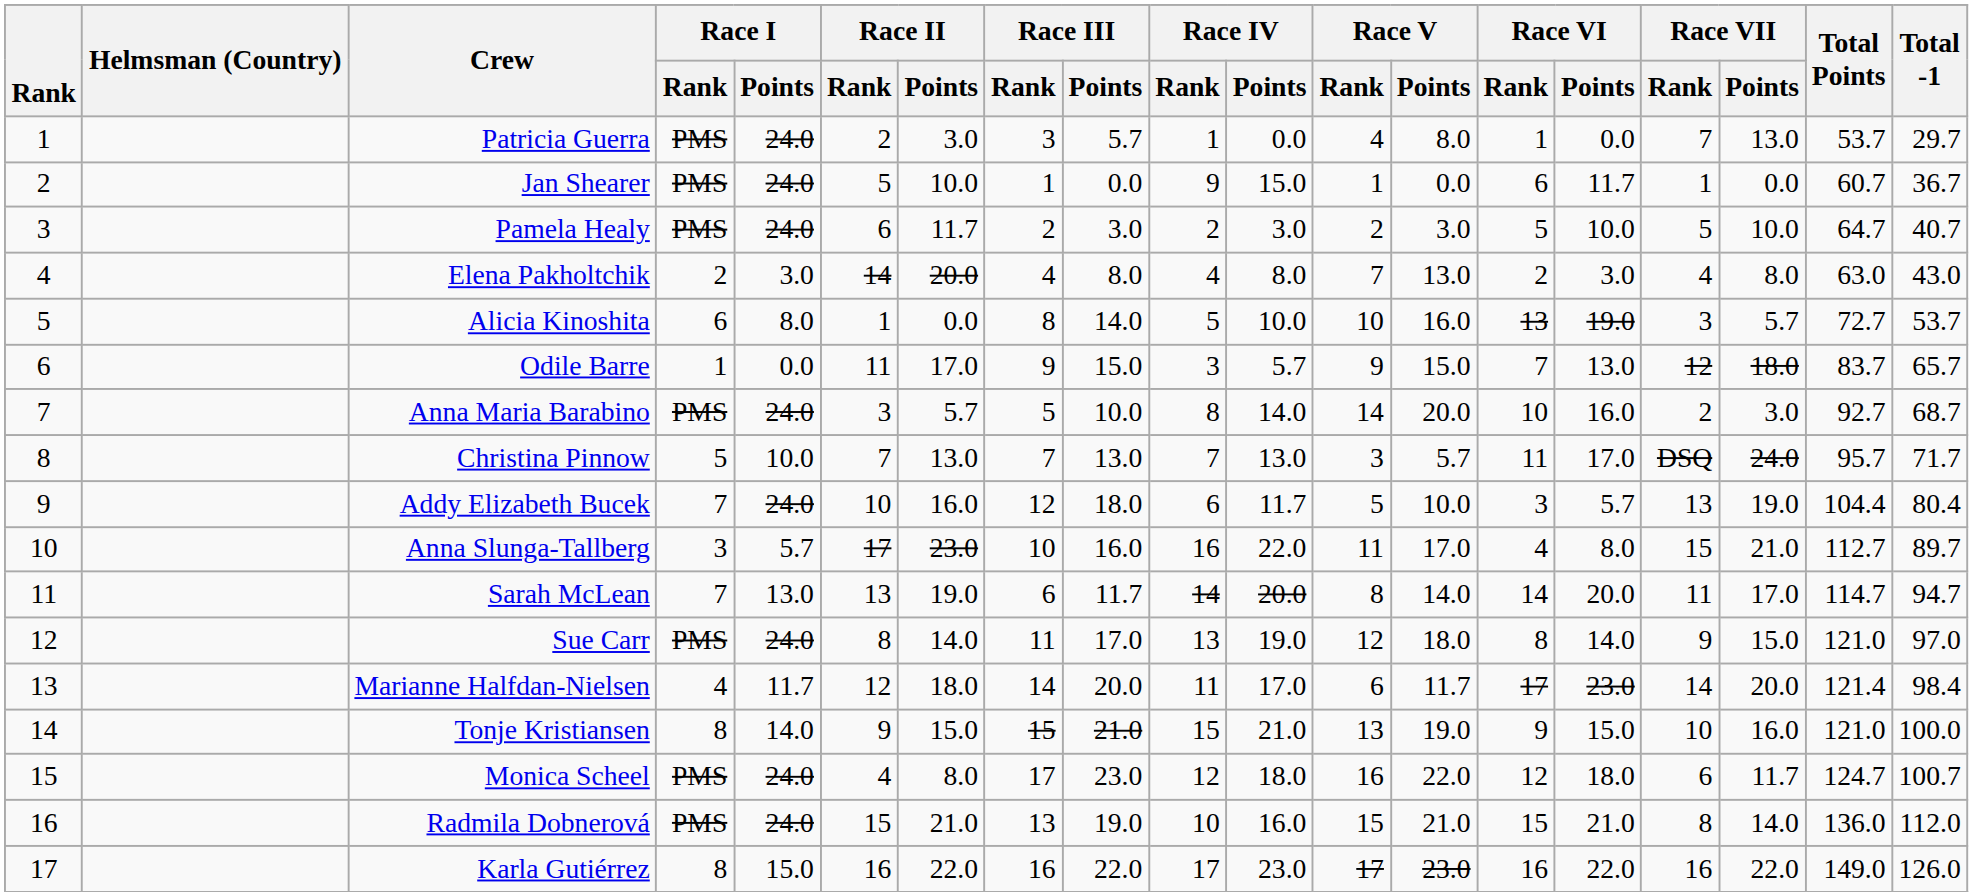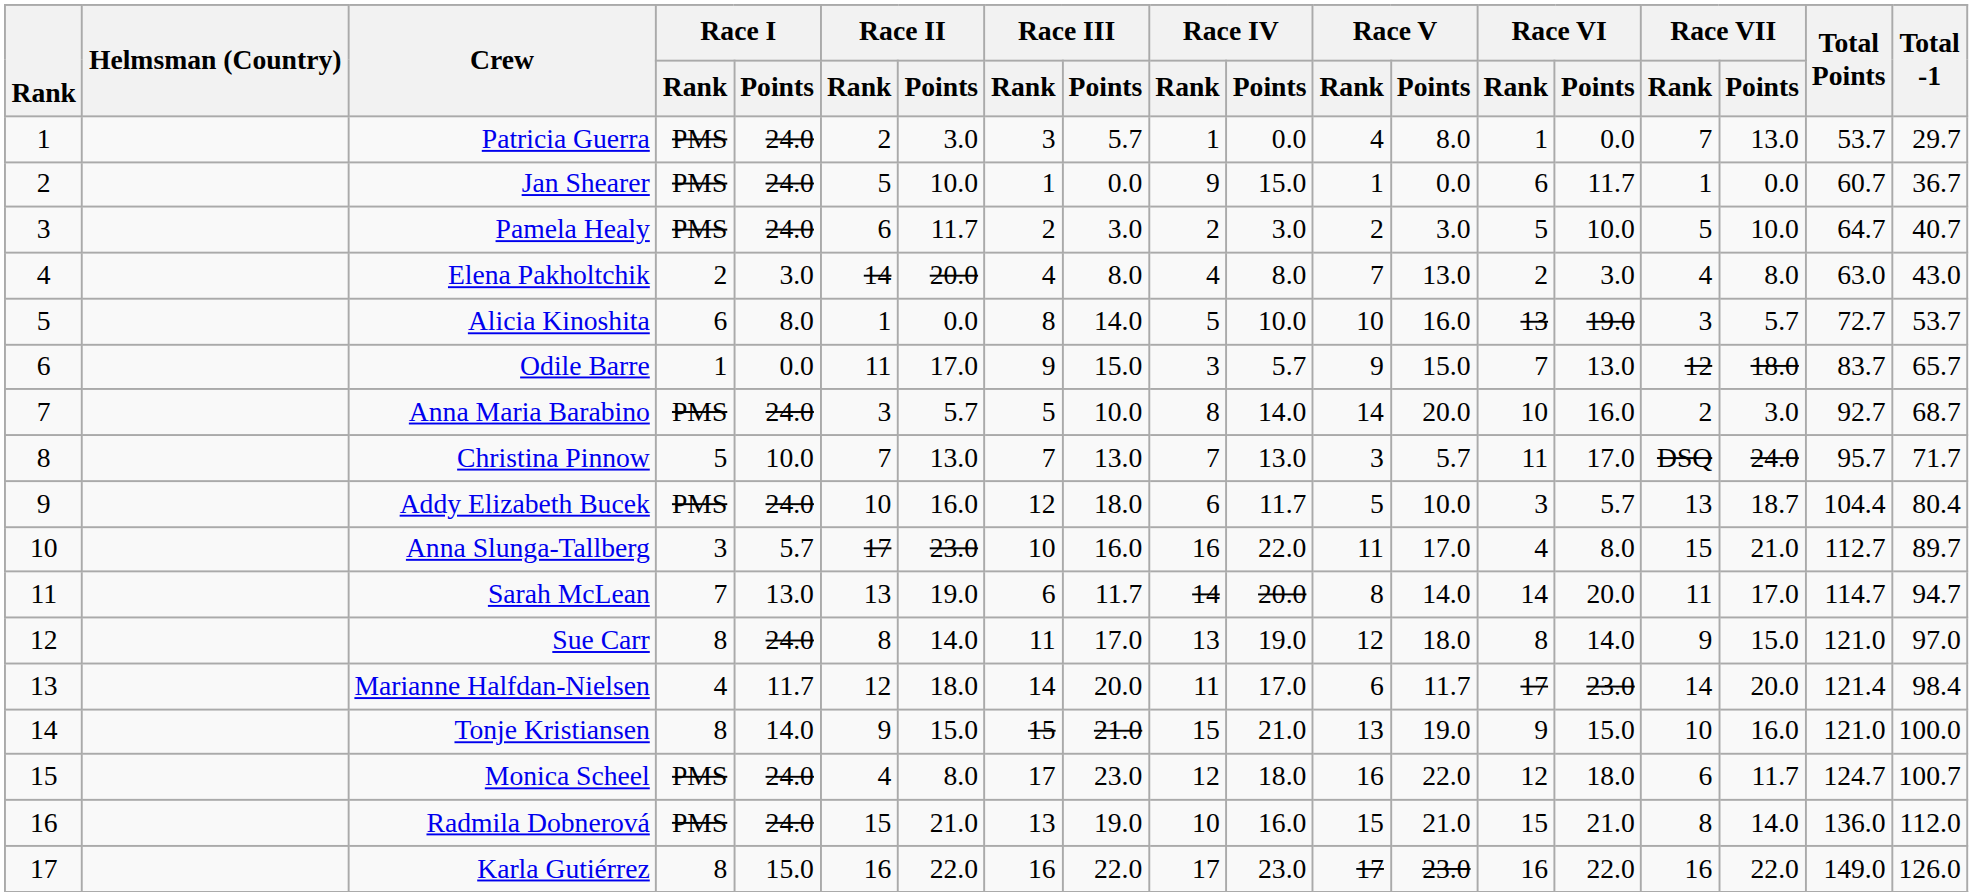(720, 503) 7 -> (700, 503) PMS
(1775, 503) 19.0 -> (1775, 503) 18.7
(700, 640) PMS -> (720, 640) 8
